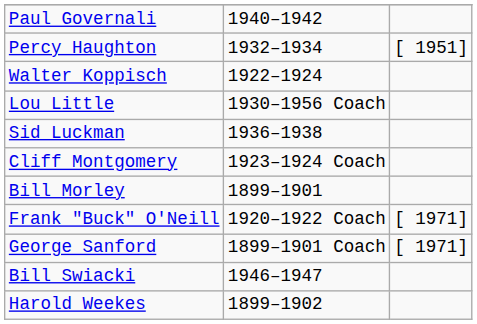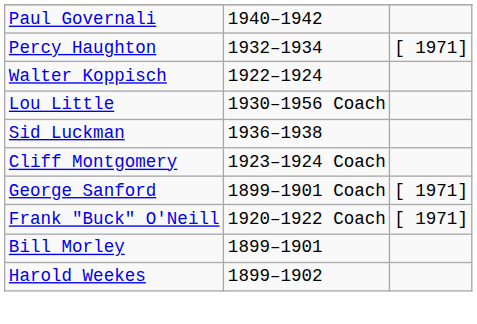(431, 48) [ 1951] -> (431, 48) [ 1971]
rows swapped: (67, 191) <-> (83, 248)
- row: (72, 276)
